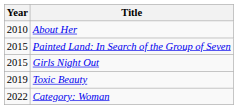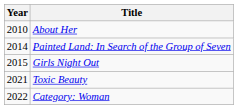(17, 46) 2015 -> (17, 46) 2014
(17, 79) 2019 -> (17, 79) 2021
